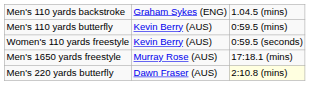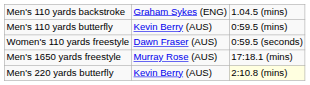(173, 42) Kevin Berry (AUS) -> (175, 42) Dawn Fraser (AUS)
(175, 73) Dawn Fraser (AUS) -> (173, 73) Kevin Berry (AUS)
